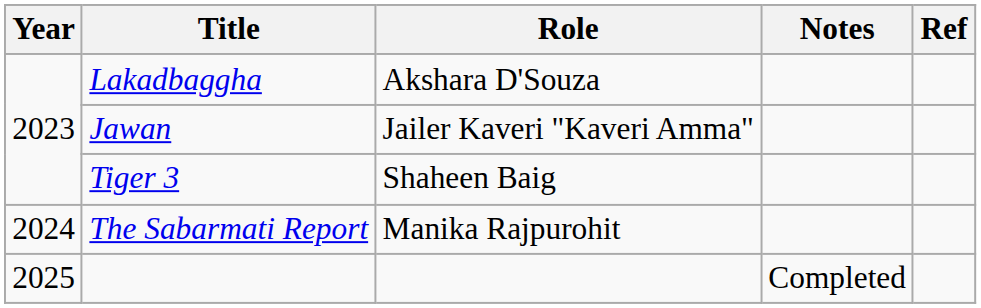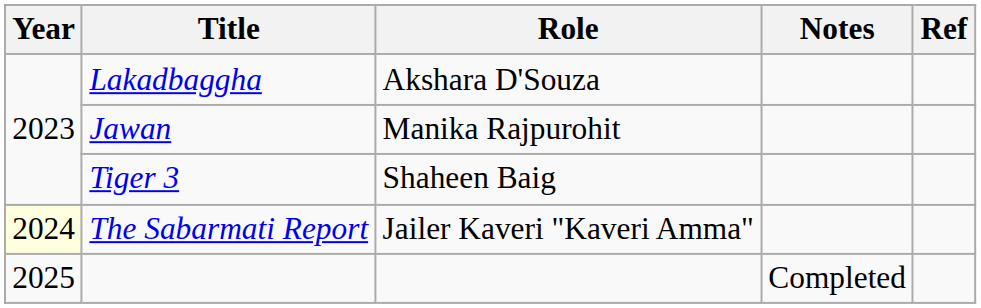(568, 128) Jailer Kaveri "Kaveri Amma" -> (501, 128) Manika Rajpurohit
(44, 228) no background -> (44, 228) lightyellow background
(501, 228) Manika Rajpurohit -> (568, 228) Jailer Kaveri "Kaveri Amma"
